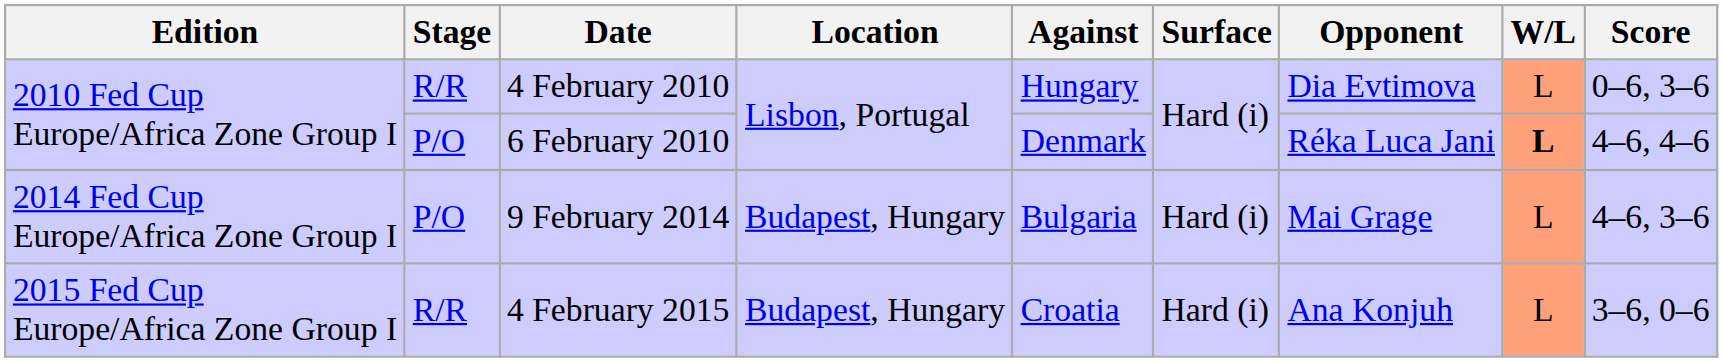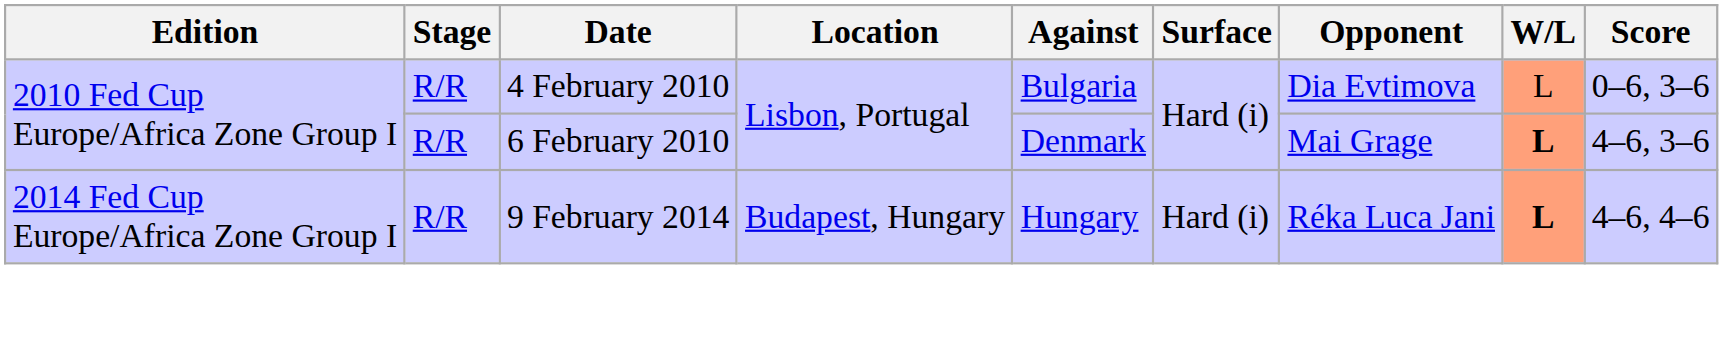(1080, 86) Hungary -> (1079, 86) Bulgaria
(439, 140) P/O -> (440, 140) R/R
(1391, 140) Réka Luca Jani -> (1360, 140) Mai Grage
(1651, 140) 4–6, 4–6 -> (1651, 140) 4–6, 3–6
(439, 214) P/O -> (440, 214) R/R
(1079, 214) Bulgaria -> (1080, 214) Hungary
(1360, 214) Mai Grage -> (1391, 214) Réka Luca Jani
(1543, 214) normal -> (1543, 214) bold
(1651, 214) 4–6, 3–6 -> (1651, 214) 4–6, 4–6
- row: (618, 308)
